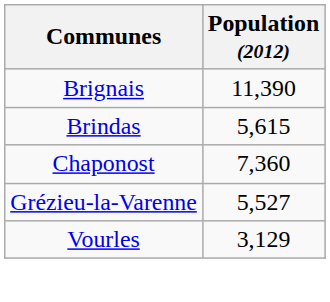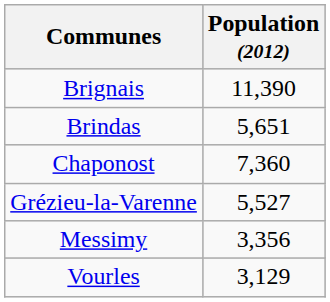(263, 125) 5,615 -> (263, 125) 5,651
+ row: (104, 239)
